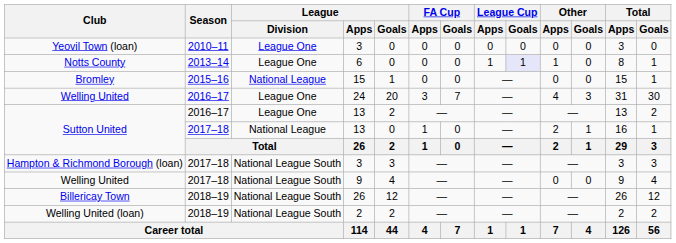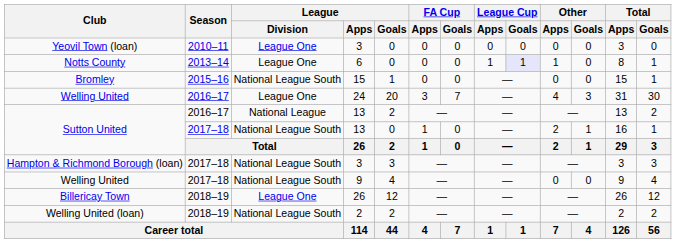(287, 79) National League -> (287, 79) National League South
(287, 113) League One -> (287, 113) National League
(287, 130) National League -> (287, 130) National League South
(287, 197) National League South -> (287, 197) League One
